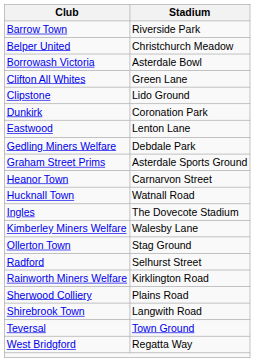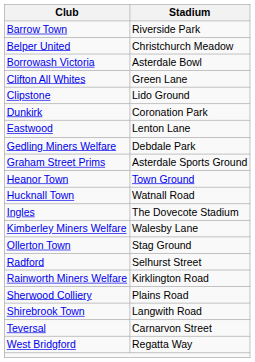(172, 179) Carnarvon Street -> (163, 179) Town Ground
(163, 328) Town Ground -> (172, 328) Carnarvon Street
